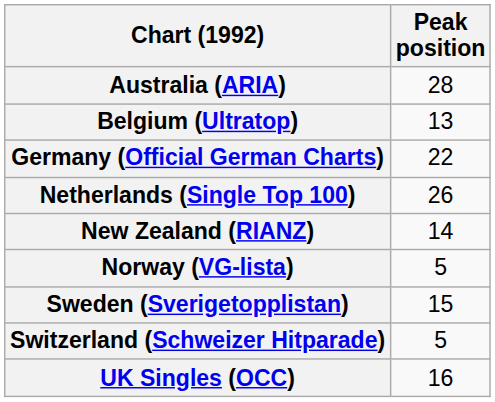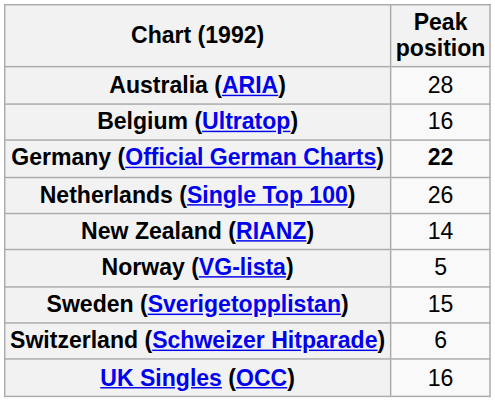(441, 121) 13 -> (441, 121) 16
(441, 158) normal -> (441, 158) bold
(441, 341) 5 -> (441, 341) 6
